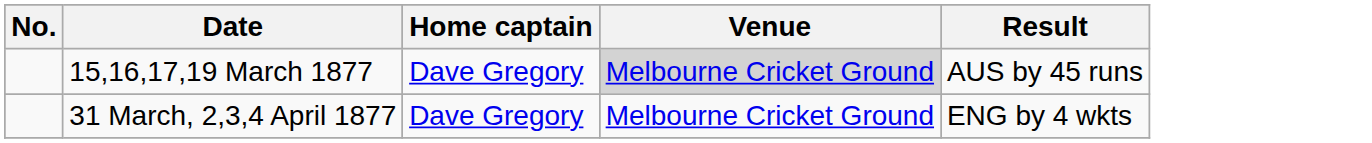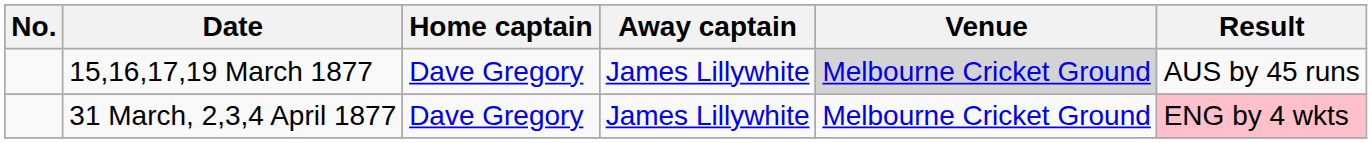+ column: (708, 26)
(1040, 115) no background -> (1256, 115) pink background
